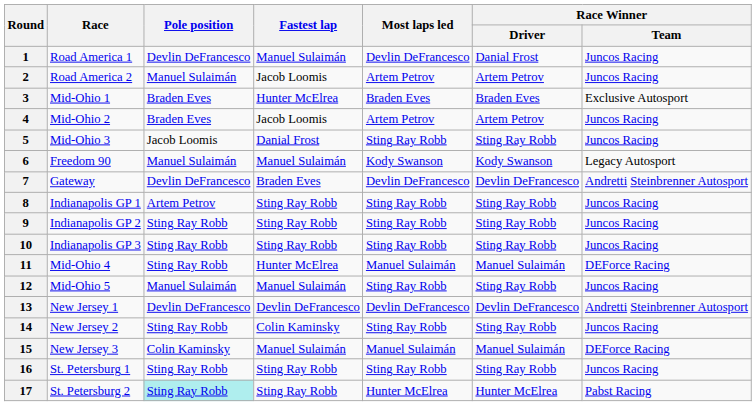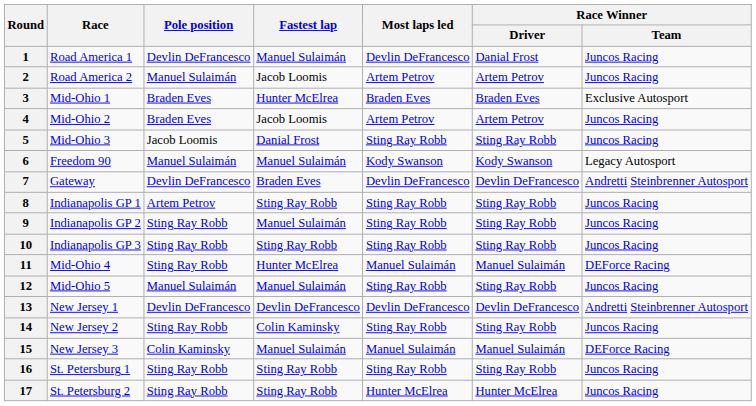(297, 223) Sting Ray Robb -> (301, 223) Manuel Sulaimán
(187, 390) paleturquoise background -> (187, 390) no background
(618, 390) Pabst Racing -> (622, 390) Juncos Racing
